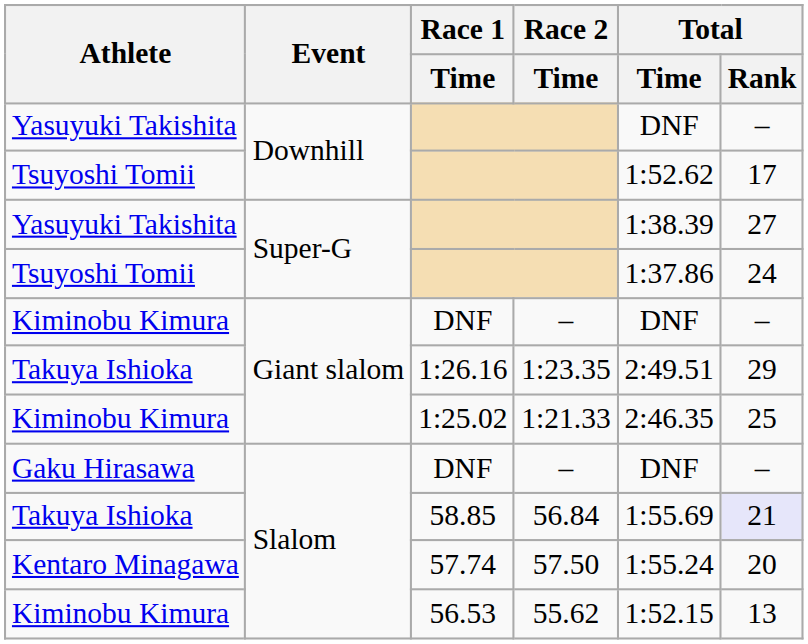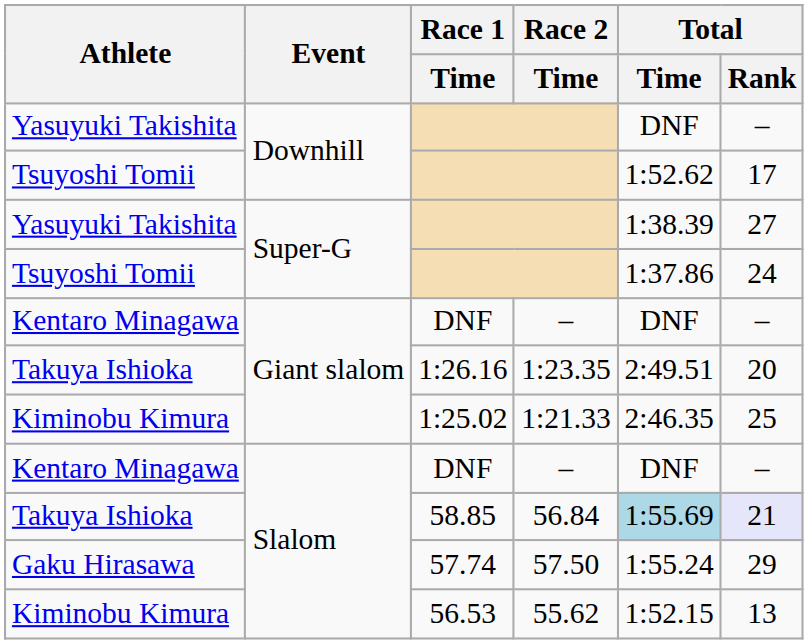(121, 321) Kiminobu Kimura -> (125, 321) Kentaro Minagawa
(762, 370) 29 -> (762, 370) 20
(103, 467) Gaku Hirasawa -> (125, 467) Kentaro Minagawa
(669, 516) no background -> (669, 516) lightblue background
(125, 564) Kentaro Minagawa -> (103, 564) Gaku Hirasawa
(762, 564) 20 -> (762, 564) 29
